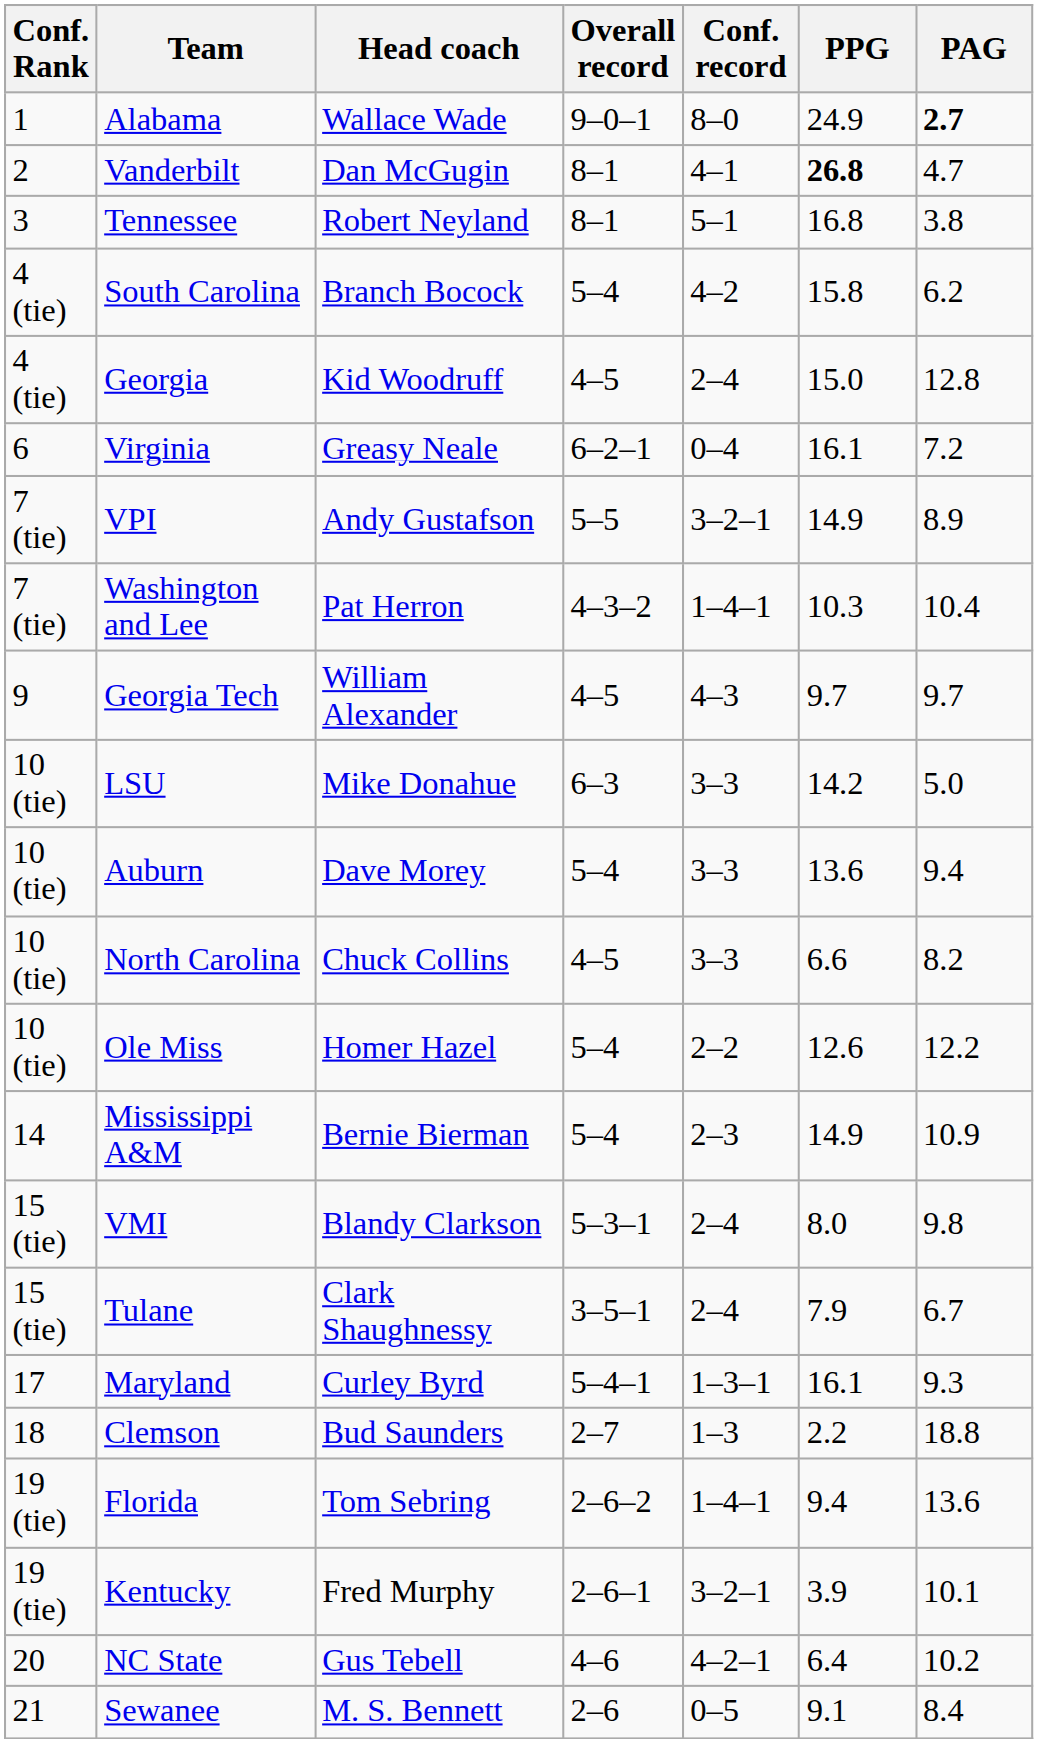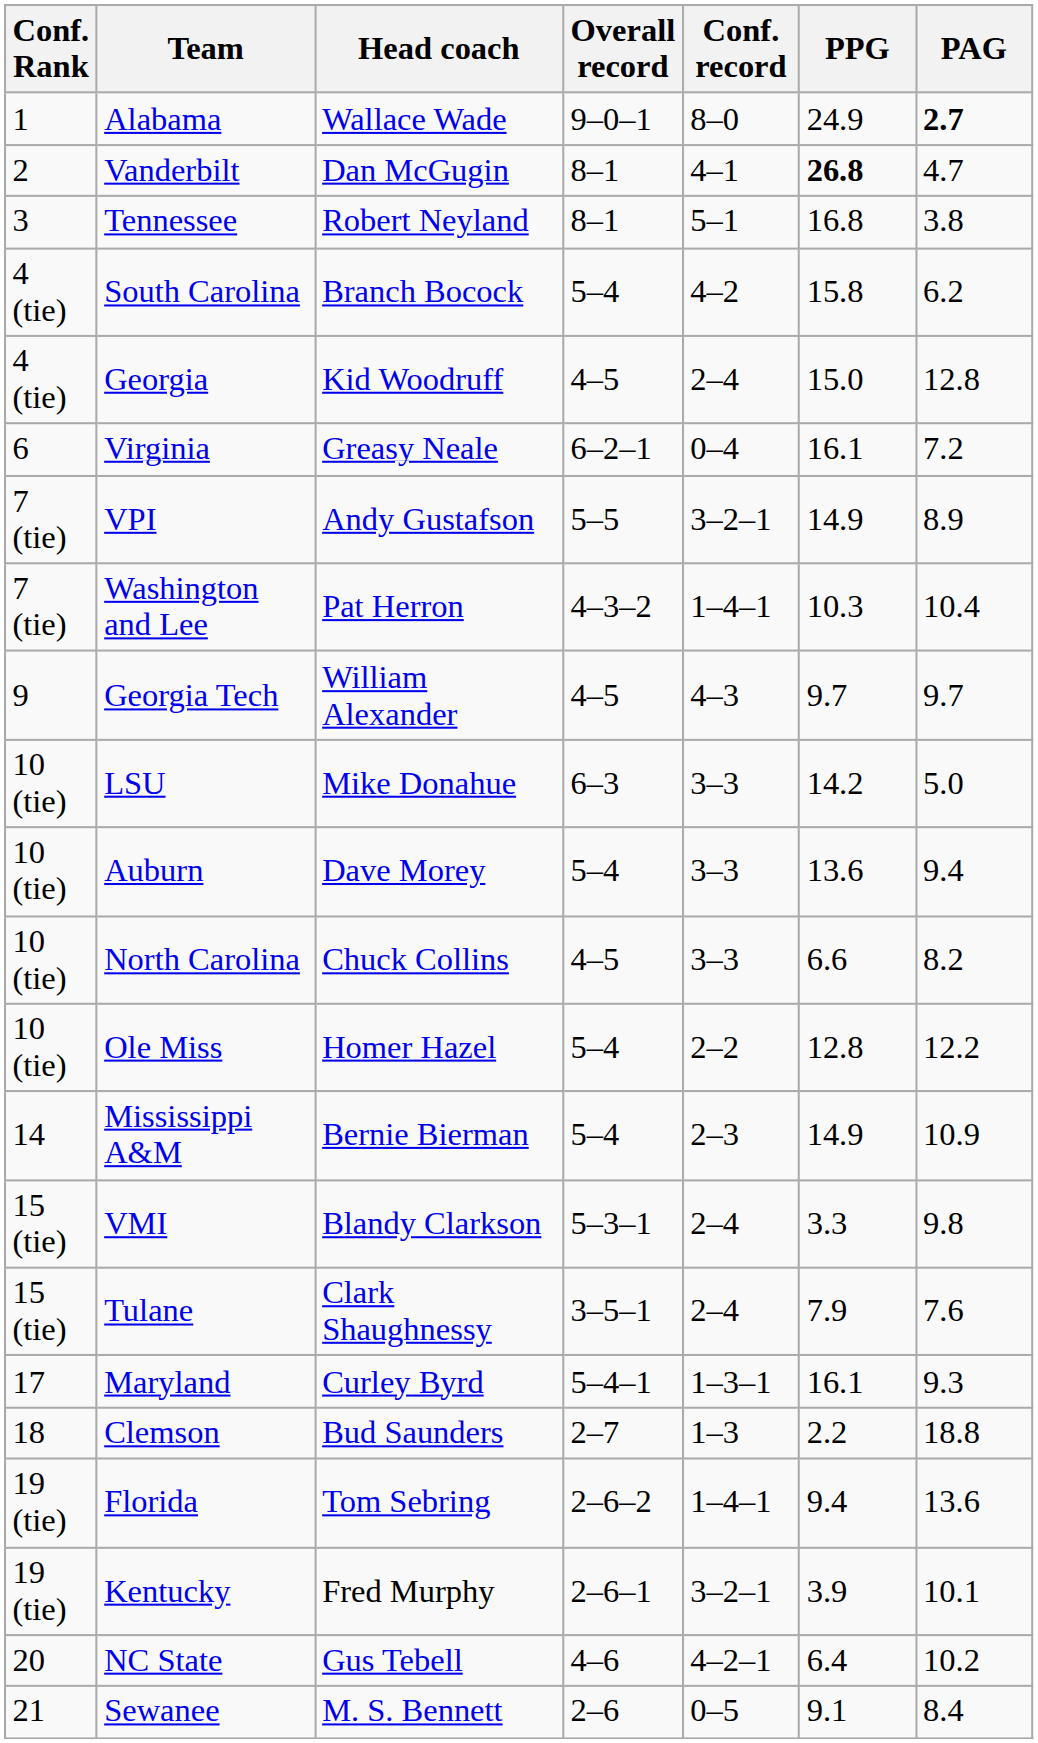(835, 1047) 12.6 -> (835, 1047) 12.8
(827, 1223) 8.0 -> (827, 1223) 3.3
(943, 1311) 6.7 -> (943, 1311) 7.6
